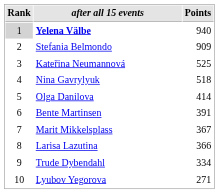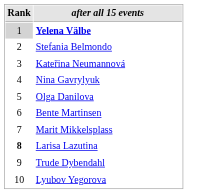- column: (198, 13)
(19, 146) normal -> (19, 146) bold
